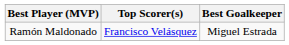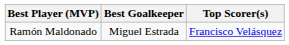columns swapped: (150, 13) <-> (242, 13)
